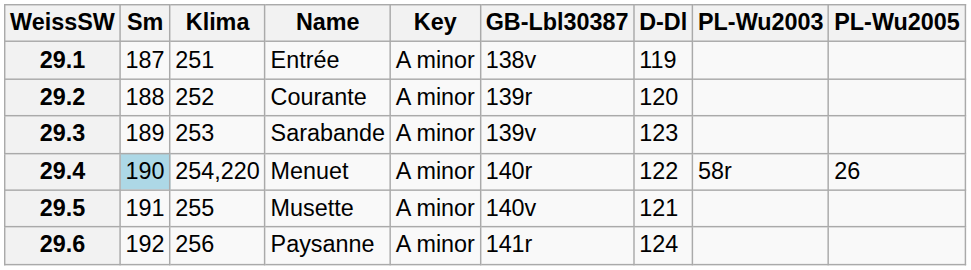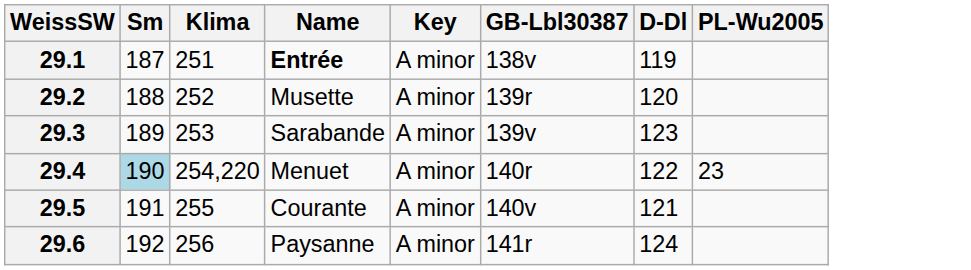- column: (761, 23)
(305, 60) normal -> (307, 60) bold
(319, 97) Courante -> (312, 97) Musette
(847, 171) 26 -> (711, 171) 23
(312, 208) Musette -> (319, 208) Courante
